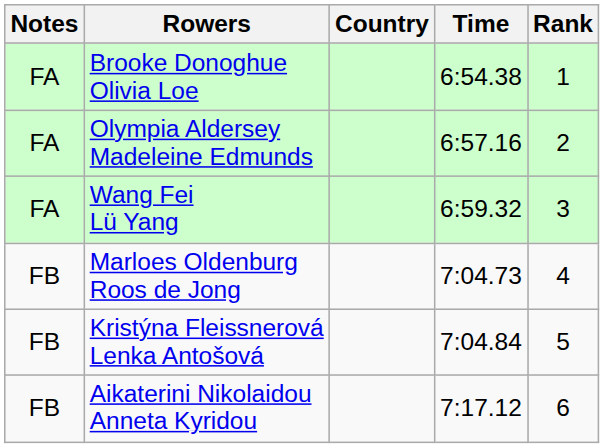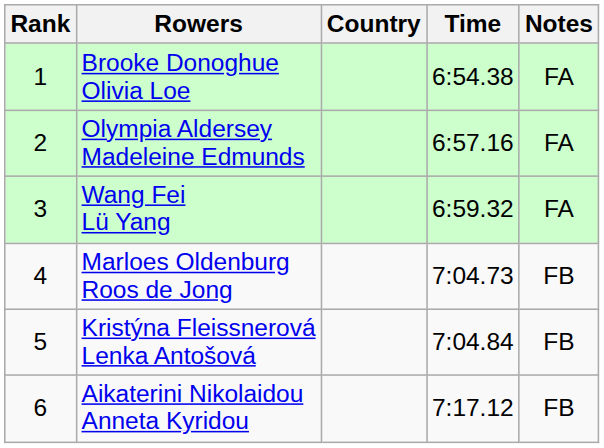columns swapped: (563, 23) <-> (44, 23)
